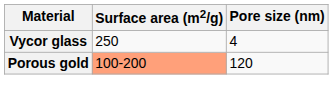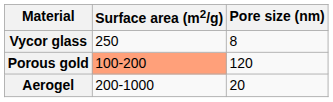(233, 41) 4 -> (233, 41) 8
+ row: (48, 85)
